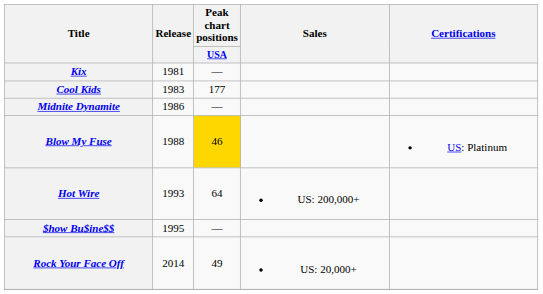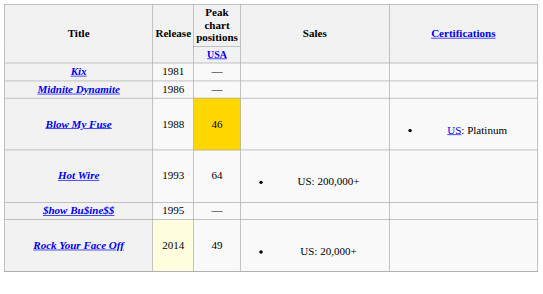- row: (79, 89)
(173, 263) no background -> (173, 245) lightyellow background
